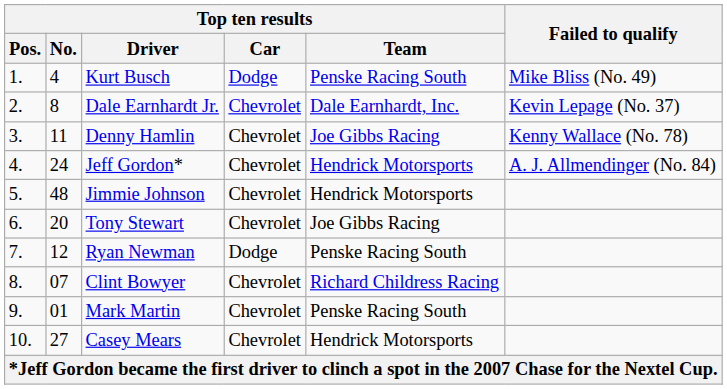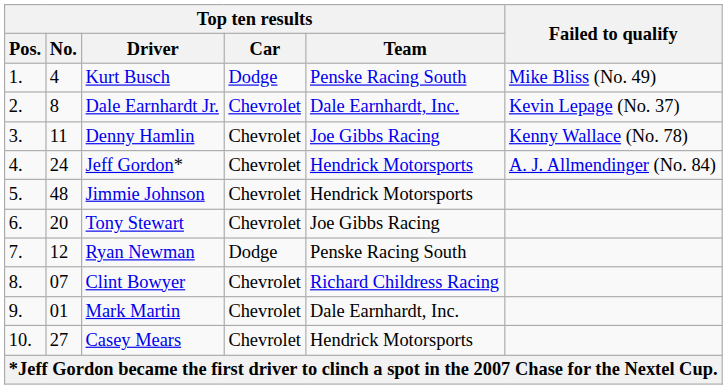(388, 310) Penske Racing South -> (385, 310) Dale Earnhardt, Inc.
